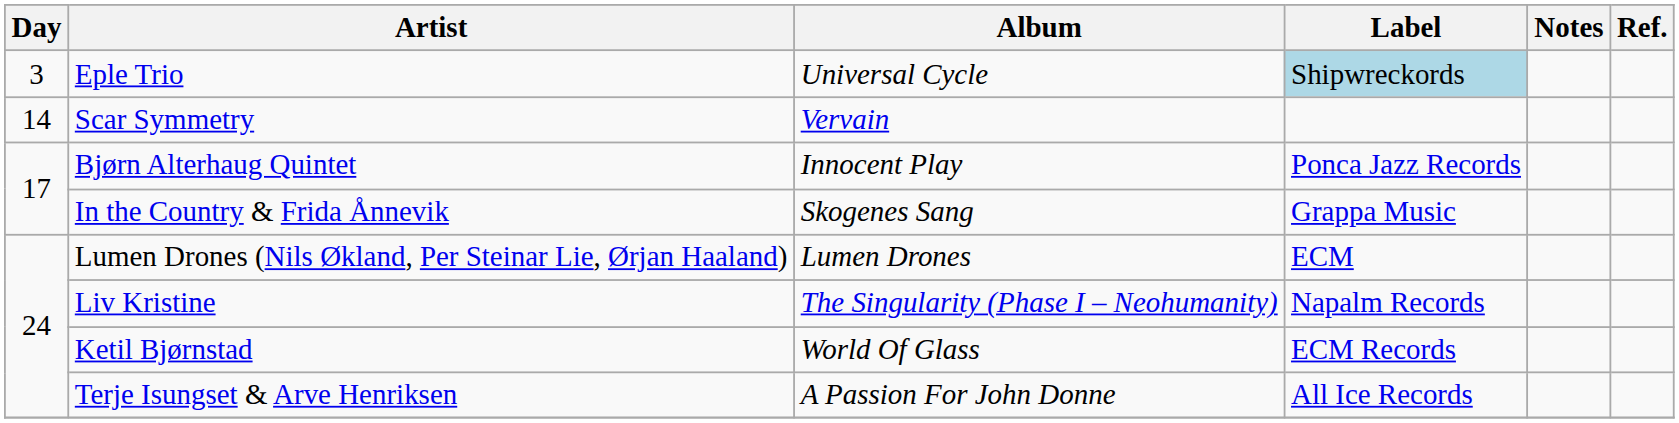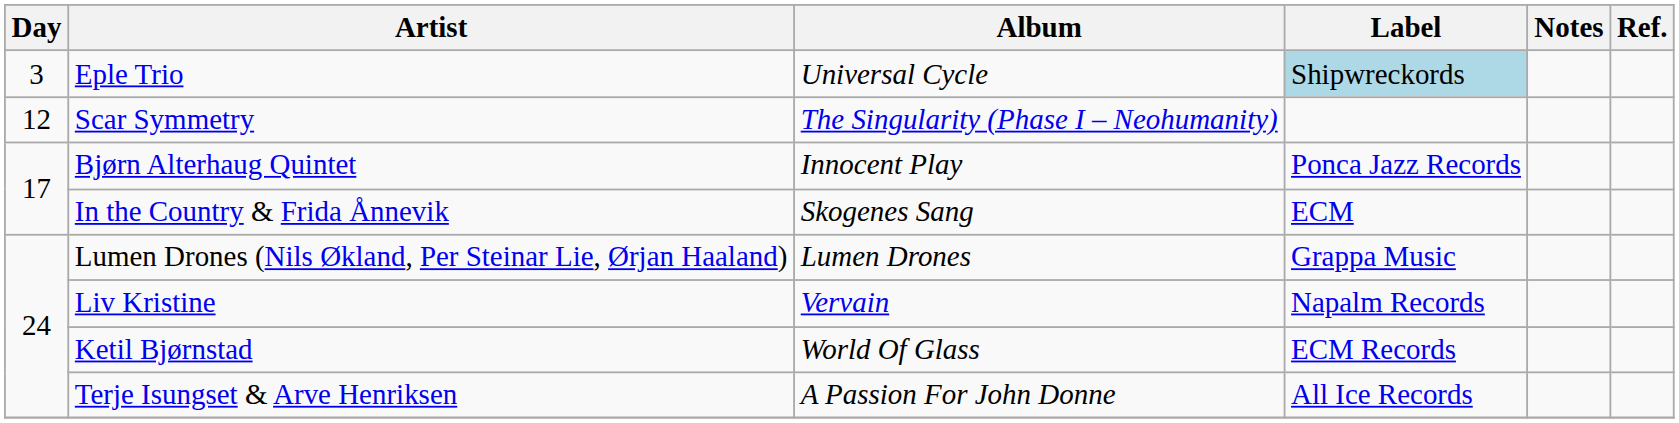(37, 119) 14 -> (37, 119) 12
(845, 119) Vervain -> (1039, 119) The Singularity (Phase I – Neohumanity)
(1373, 211) Grappa Music -> (1322, 211) ECM
(1322, 257) ECM -> (1373, 257) Grappa Music
(1039, 303) The Singularity (Phase I – Neohumanity) -> (845, 303) Vervain
